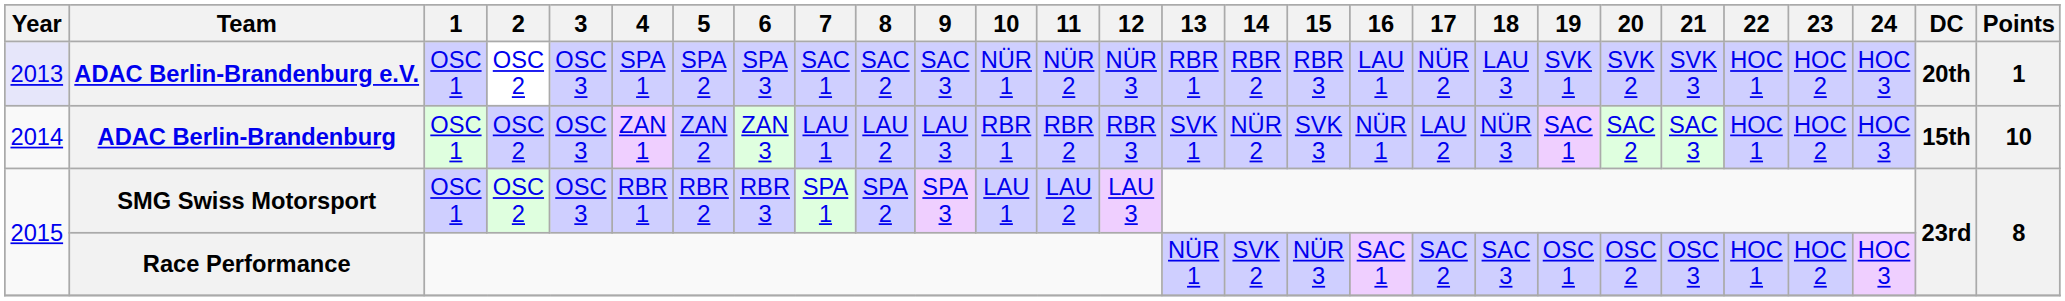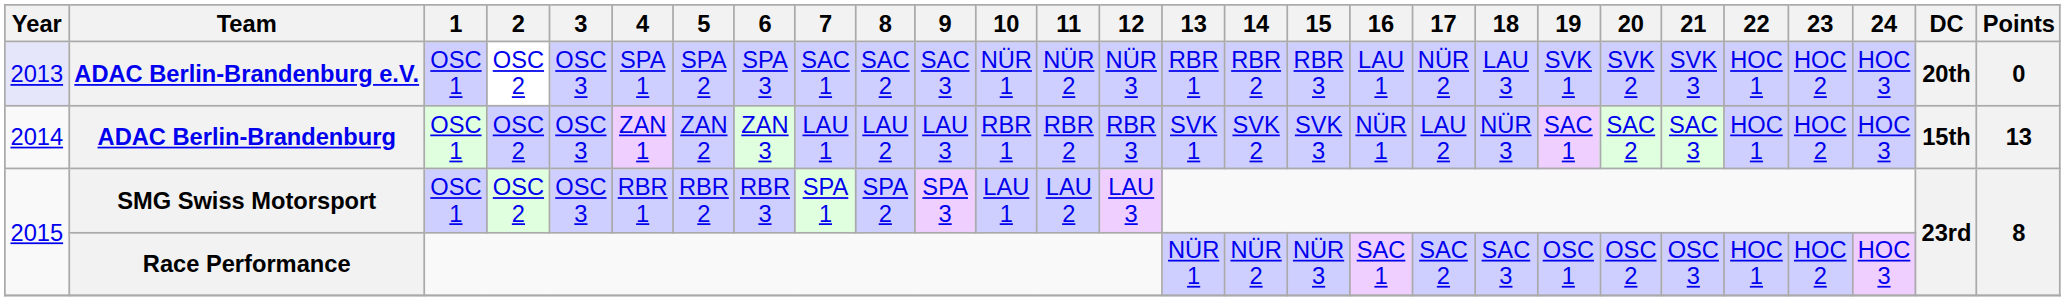(2019, 73) 1 -> (2019, 73) 0
(1256, 137) NÜR 2 -> (1256, 137) SVK 2
(2019, 137) 10 -> (2019, 137) 13
(1256, 264) SVK 2 -> (1256, 264) NÜR 2
